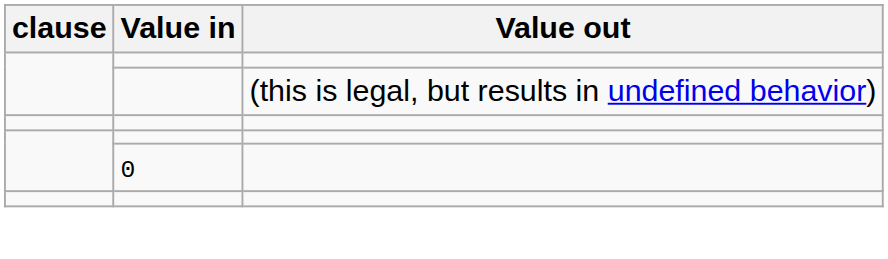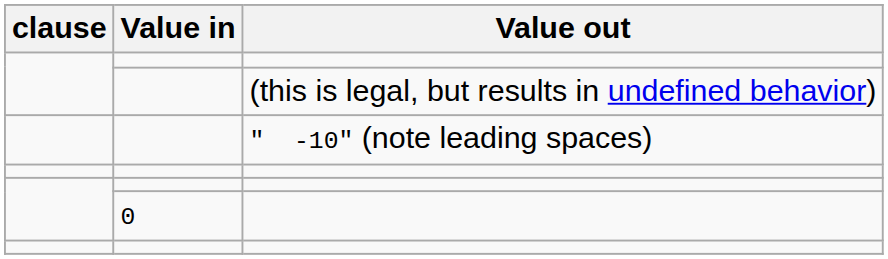+ row: (178, 139)
